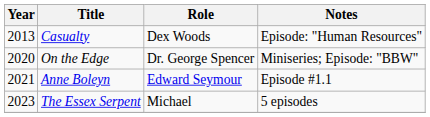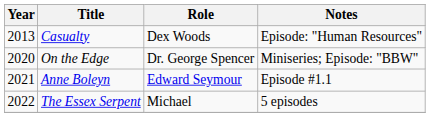(21, 101) 2023 -> (21, 101) 2022
